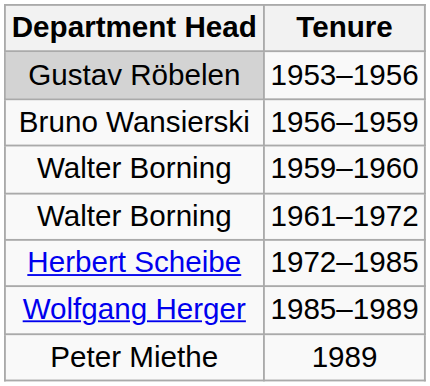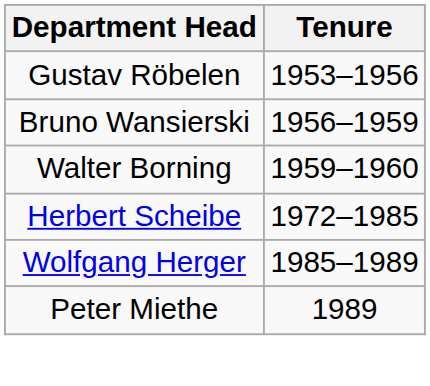(134, 74) lightgrey background -> (134, 74) no background
- row: (345, 215)
